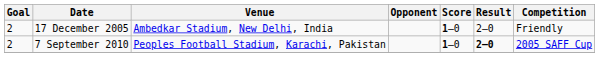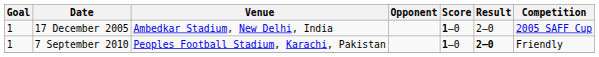(10, 28) 2 -> (10, 28) 1
(539, 28) Friendly -> (554, 28) 2005 SAFF Cup
(10, 44) 2 -> (10, 44) 1
(554, 44) 2005 SAFF Cup -> (539, 44) Friendly
